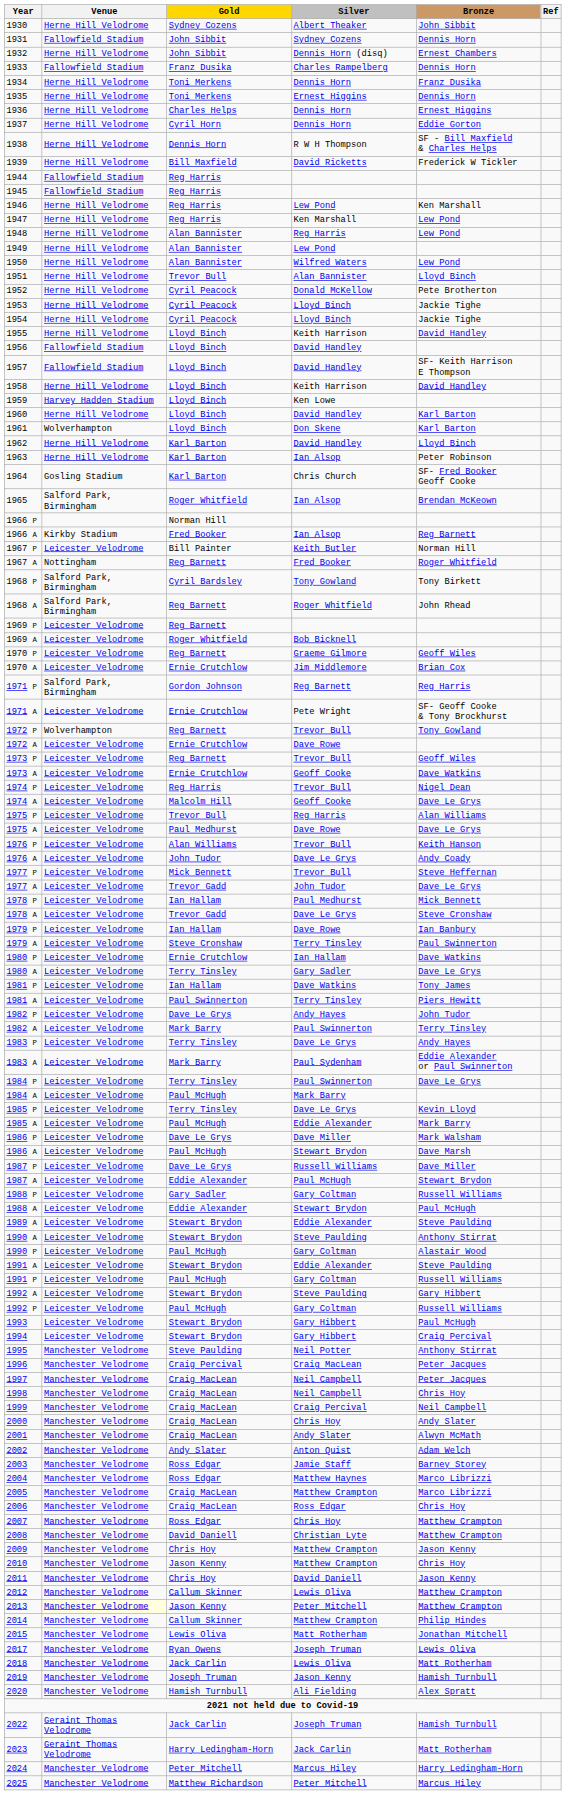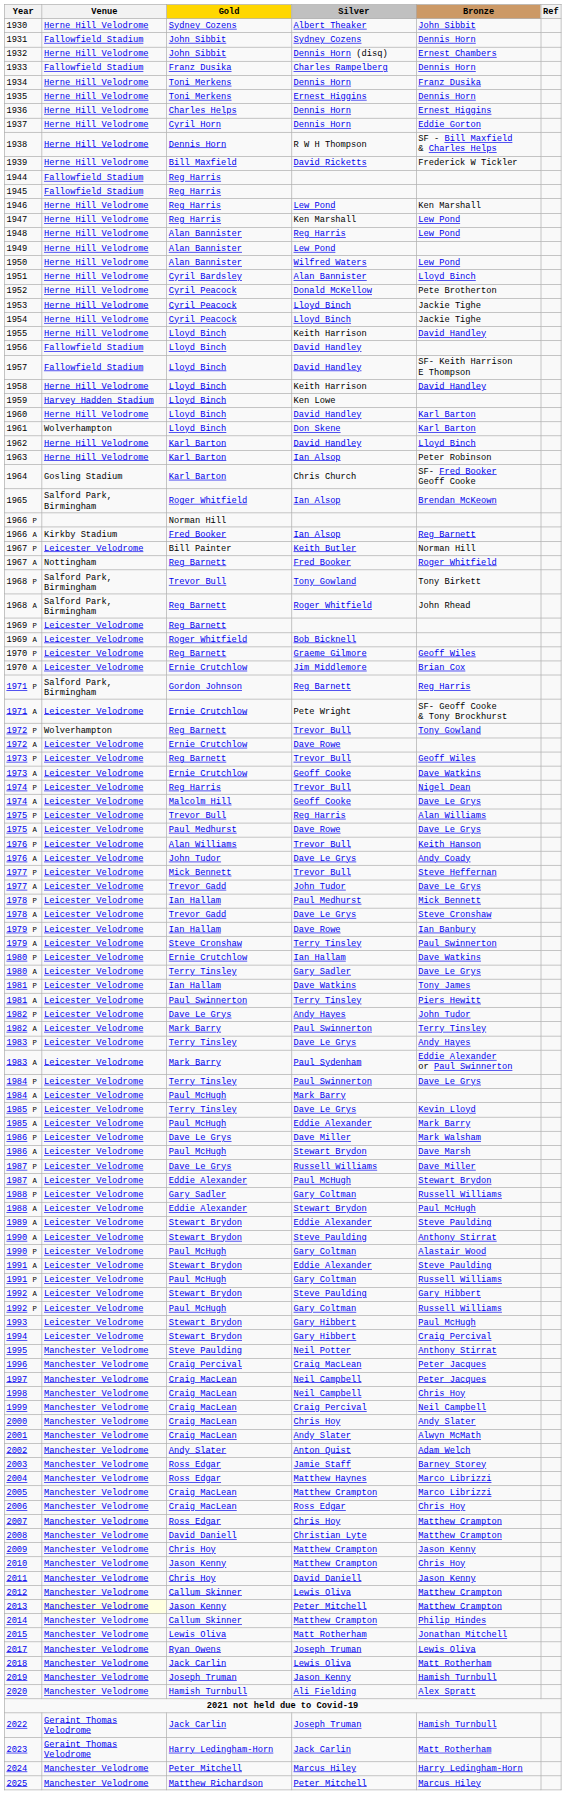(198, 277) Trevor Bull -> (205, 277) Cyril Bardsley
(205, 582) Cyril Bardsley -> (198, 582) Trevor Bull
